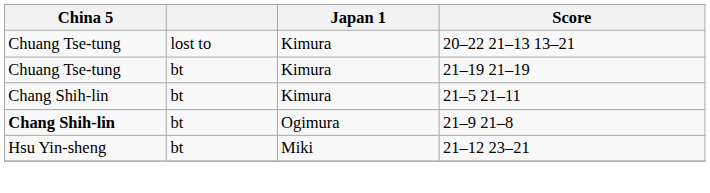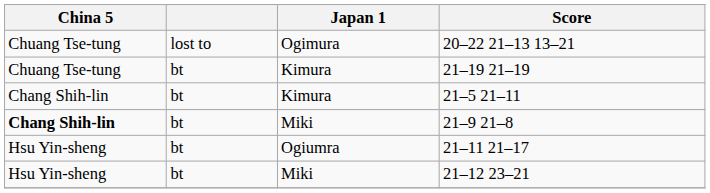(306, 43) Kimura -> (310, 43) Ogimura
(310, 122) Ogimura -> (297, 122) Miki
+ row: (486, 148)
